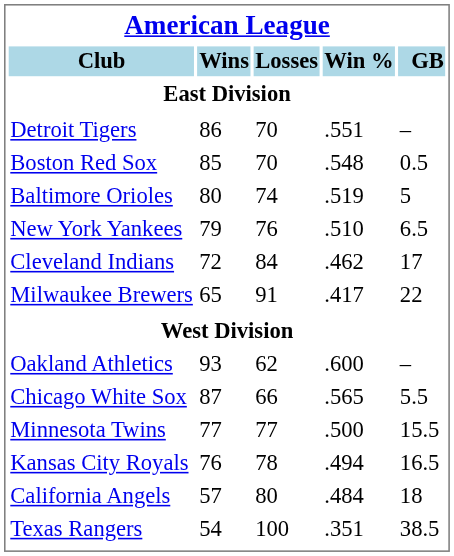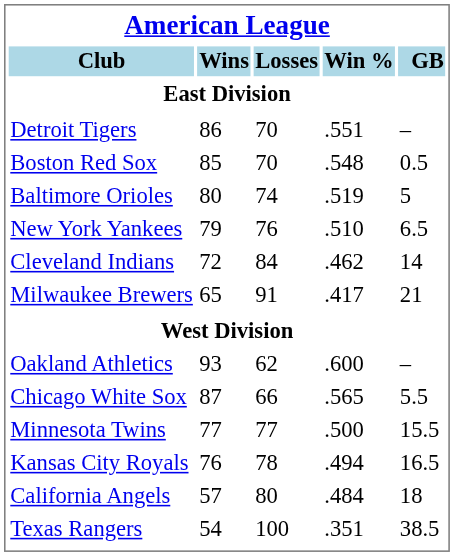(411, 261) 17 -> (411, 261) 14
(411, 294) 22 -> (411, 294) 21
